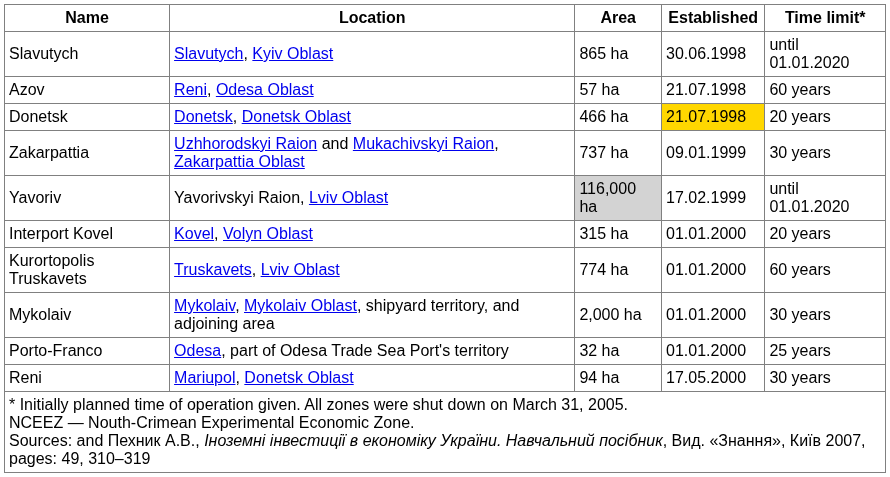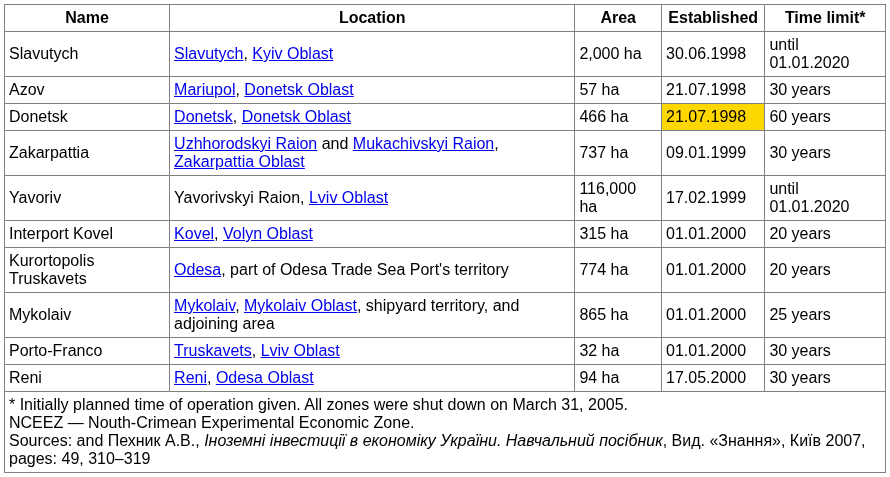(604, 54) 865 ha -> (611, 54) 2,000 ha
(244, 90) Reni, Odesa Oblast -> (264, 90) Mariupol, Donetsk Oblast
(800, 90) 60 years -> (800, 90) 30 years
(800, 116) 20 years -> (800, 116) 60 years
(608, 198) lightgrey background -> (608, 198) no background
(257, 270) Truskavets, Lviv Oblast -> (341, 270) Odesa, part of Odesa Trade Sea Port's territory
(800, 270) 60 years -> (800, 270) 20 years
(611, 314) 2,000 ha -> (604, 314) 865 ha
(800, 314) 30 years -> (800, 314) 25 years
(341, 350) Odesa, part of Odesa Trade Sea Port's territory -> (257, 350) Truskavets, Lviv Oblast
(800, 350) 25 years -> (800, 350) 30 years
(264, 378) Mariupol, Donetsk Oblast -> (244, 378) Reni, Odesa Oblast
